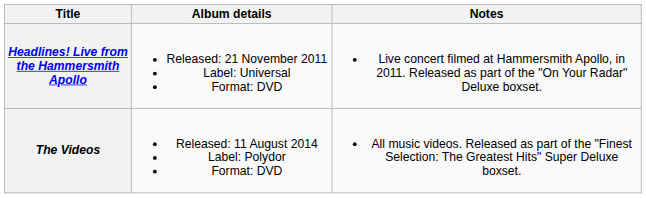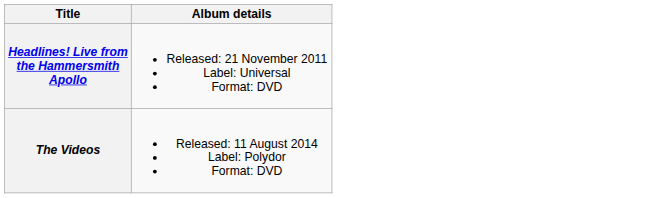- column: (487, 14)
